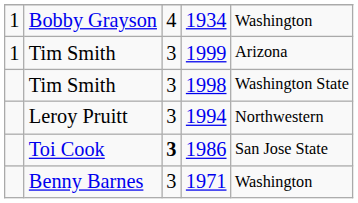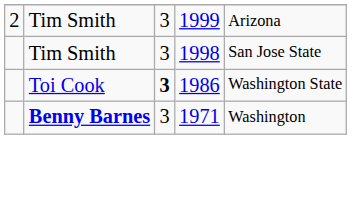- row: (206, 20)
(14, 52) 1 -> (14, 20) 2
(292, 85) Washington State -> (275, 52) San Jose State
- row: (206, 117)
(282, 149) San Jose State -> (285, 85) Washington State
(86, 181) normal -> (90, 117) bold
